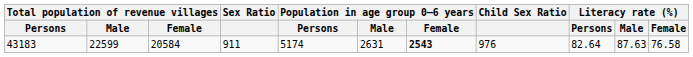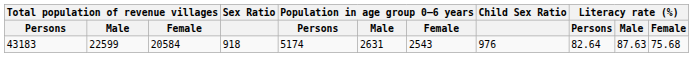(231, 44) 911 -> (231, 44) 918
(421, 44) bold -> (421, 44) normal
(666, 44) 76.58 -> (666, 44) 75.68
